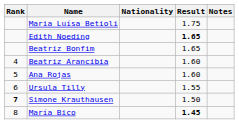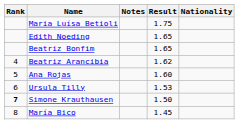columns swapped: (147, 11) <-> (221, 11)
(191, 36) bold -> (163, 36) normal
(191, 62) 1.60 -> (163, 62) 1.62
(191, 87) 1.55 -> (163, 87) 1.53
(191, 112) bold -> (163, 112) normal
